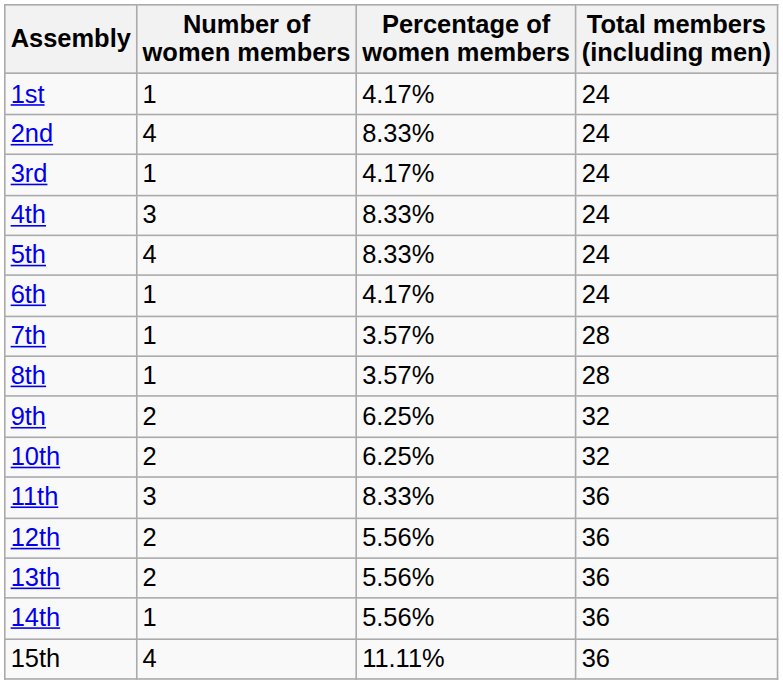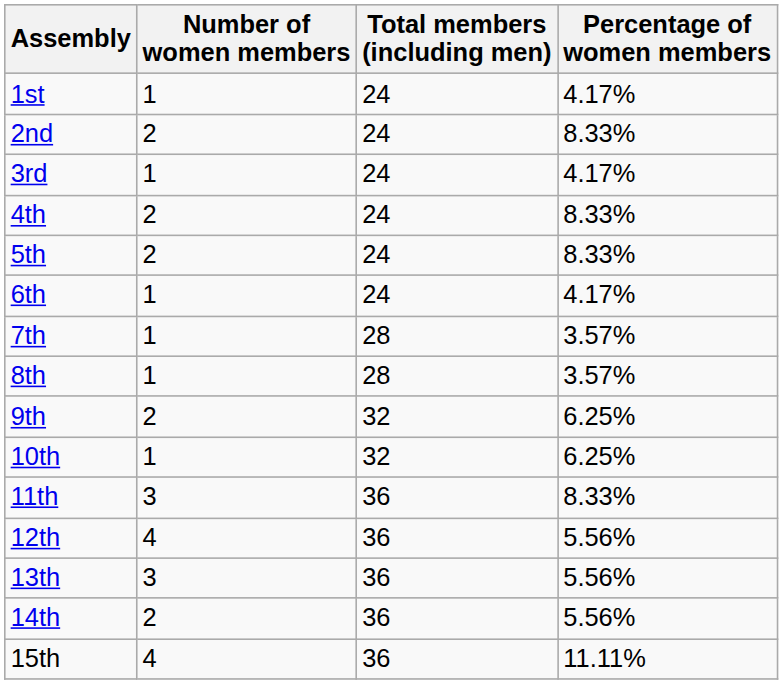columns swapped: (466, 38) <-> (676, 38)
(150, 133) 4 -> (150, 133) 2
(150, 214) 3 -> (150, 214) 2
(150, 255) 4 -> (150, 255) 2
(150, 456) 2 -> (150, 456) 1
(150, 537) 2 -> (150, 537) 4
(150, 577) 2 -> (150, 577) 3
(150, 618) 1 -> (150, 618) 2
